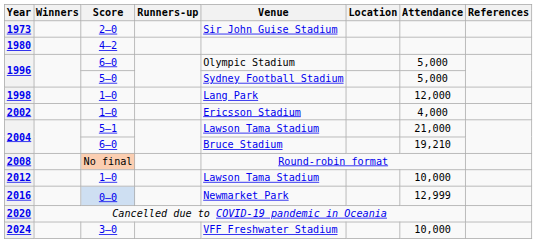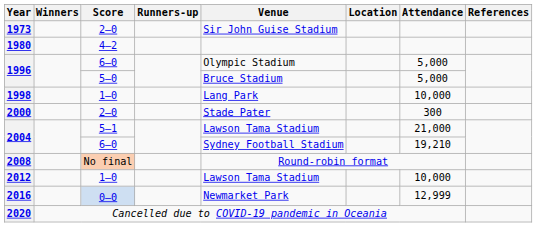(273, 79) Sydney Football Stadium -> (243, 79) Bruce Stadium
(433, 95) 12,000 -> (433, 95) 10,000
+ row: (19, 112)
- row: (19, 112)
(243, 145) Bruce Stadium -> (273, 145) Sydney Football Stadium
- row: (19, 230)
